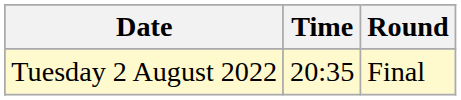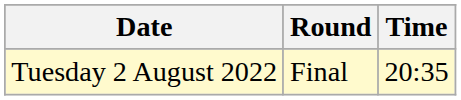columns swapped: (322, 26) <-> (408, 26)
